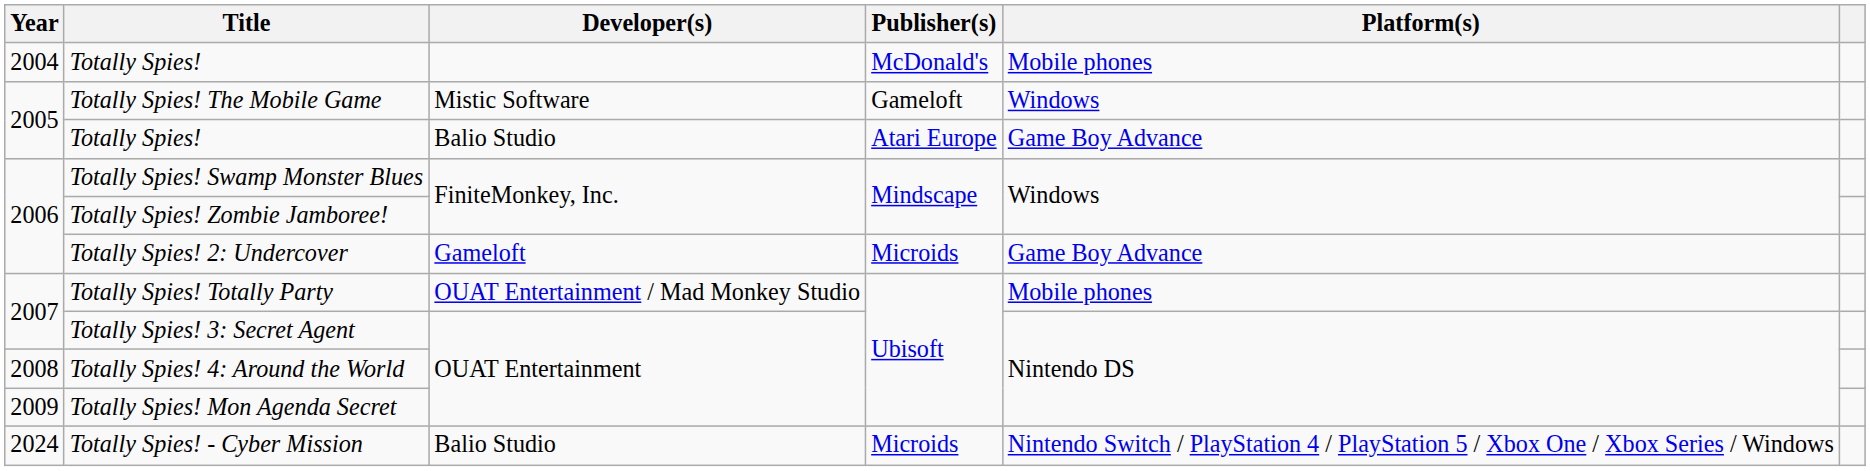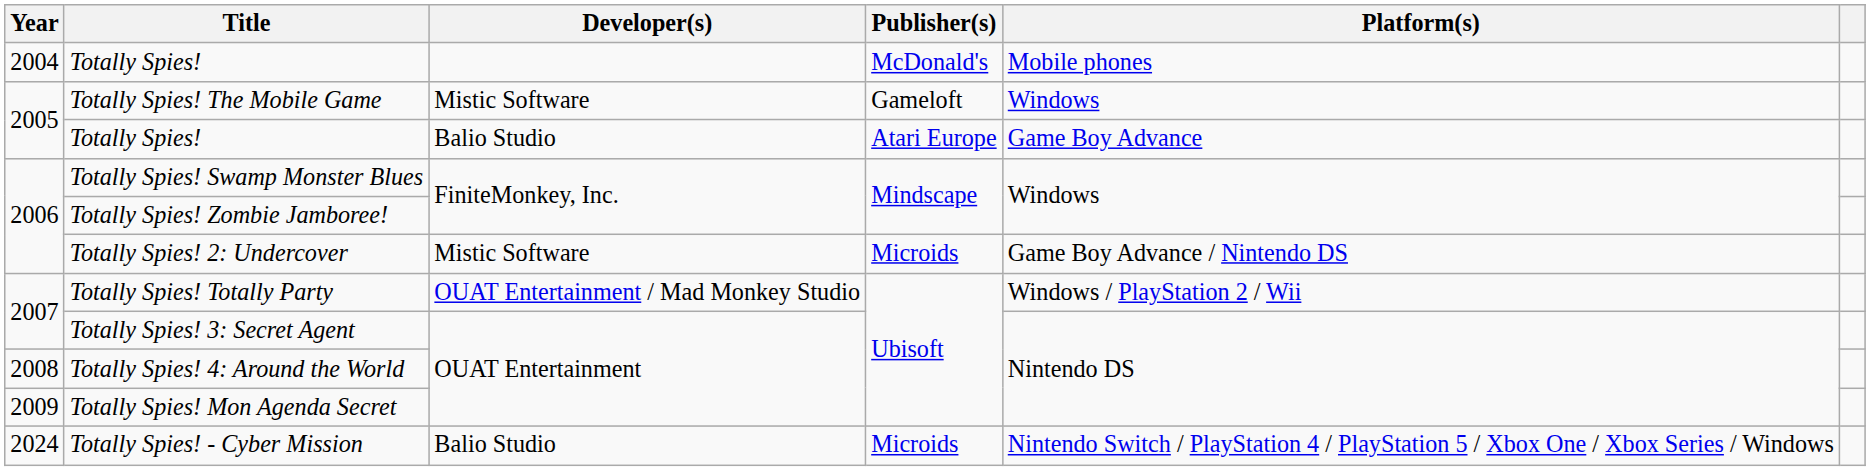(480, 253) Gameloft -> (512, 253) Mistic Software
(1105, 253) Game Boy Advance -> (1178, 253) Game Boy Advance / Nintendo DS
(1080, 291) Mobile phones -> (1155, 291) Windows / PlayStation 2 / Wii
